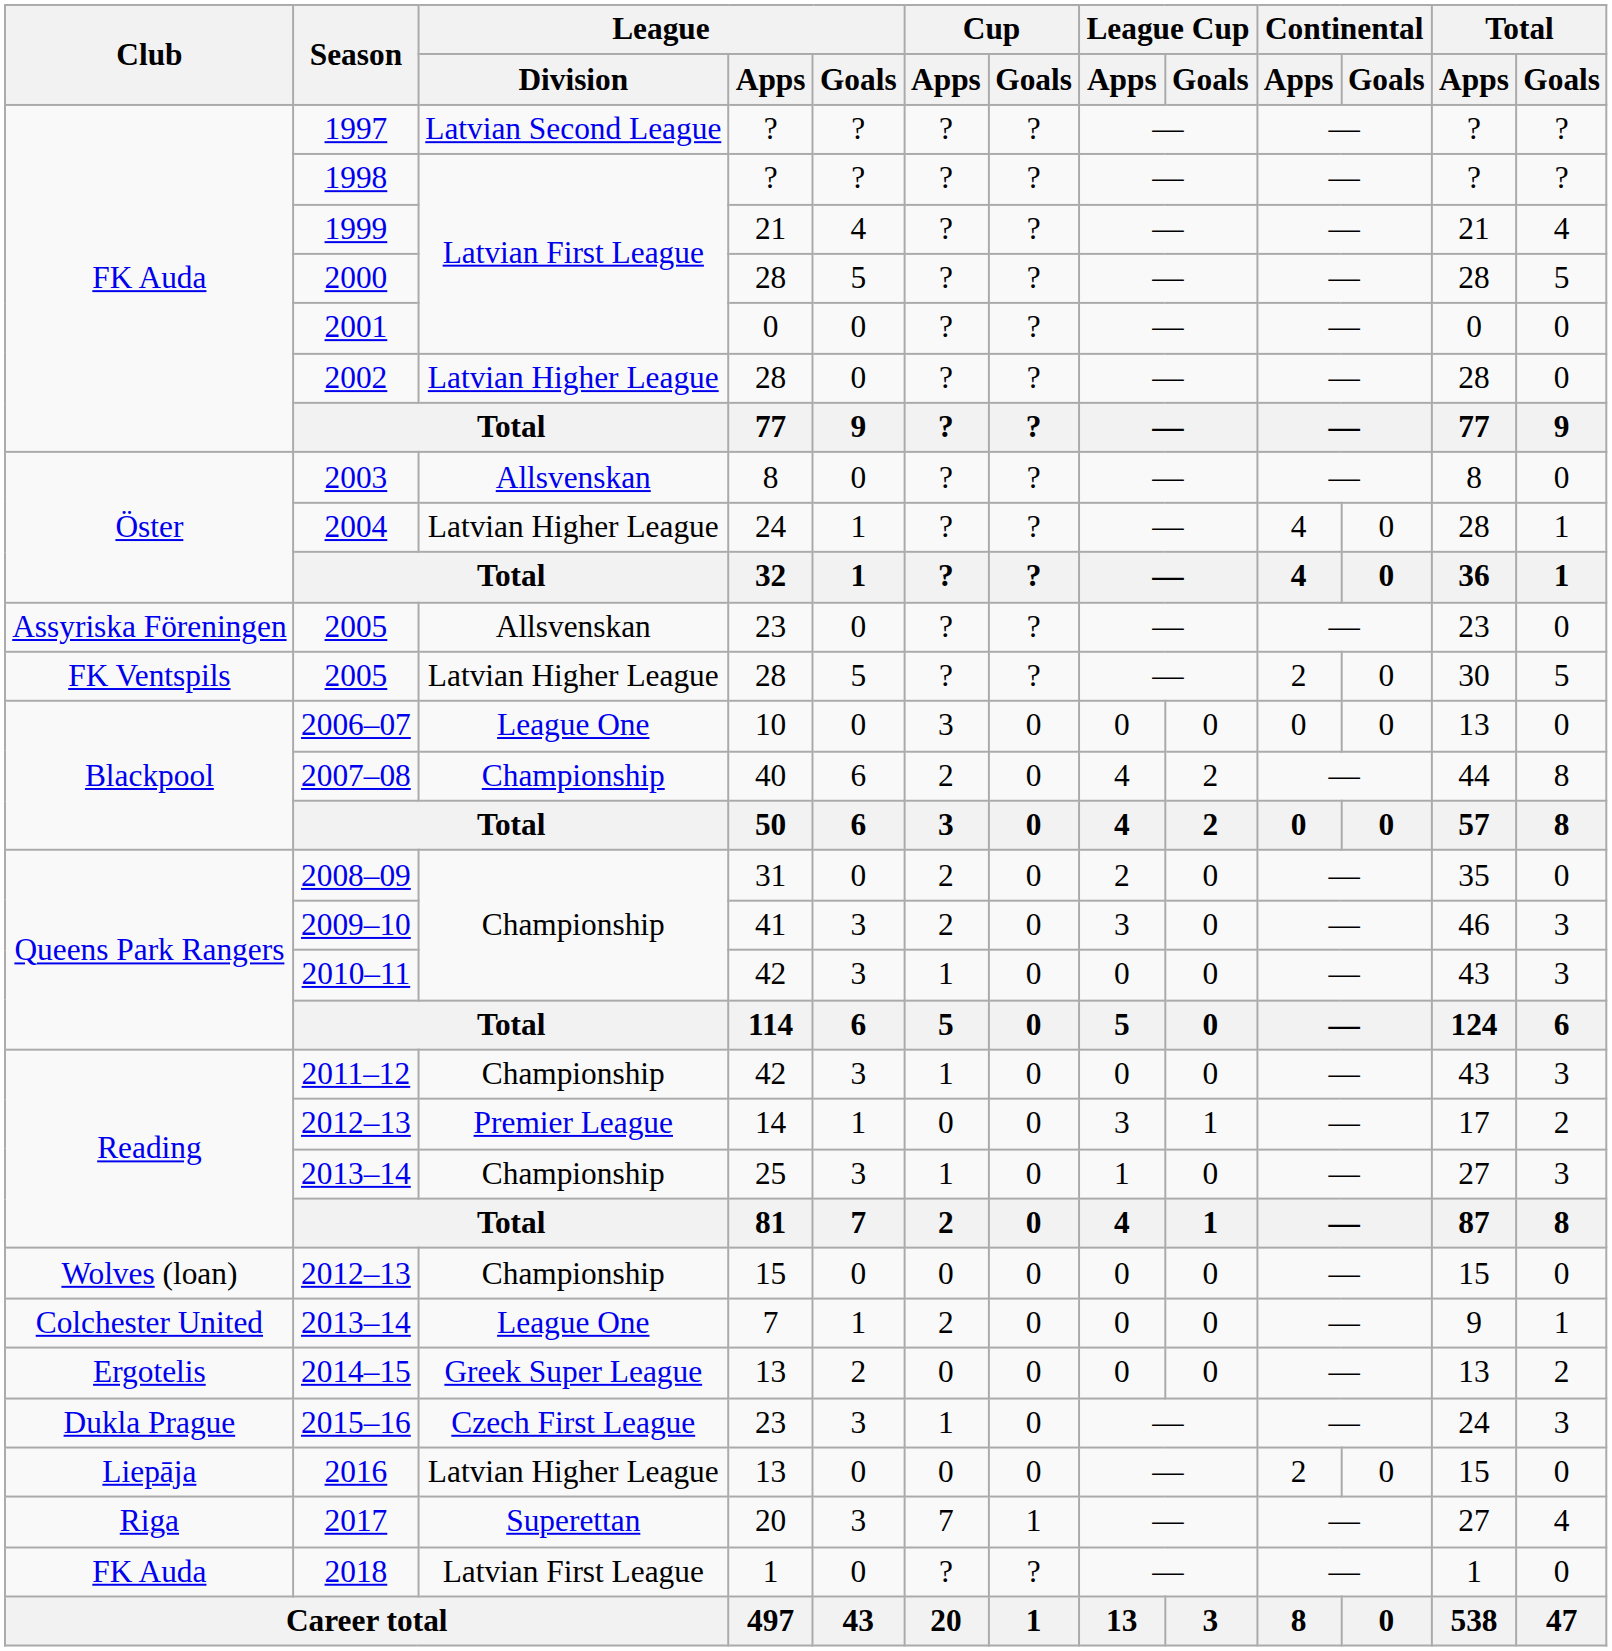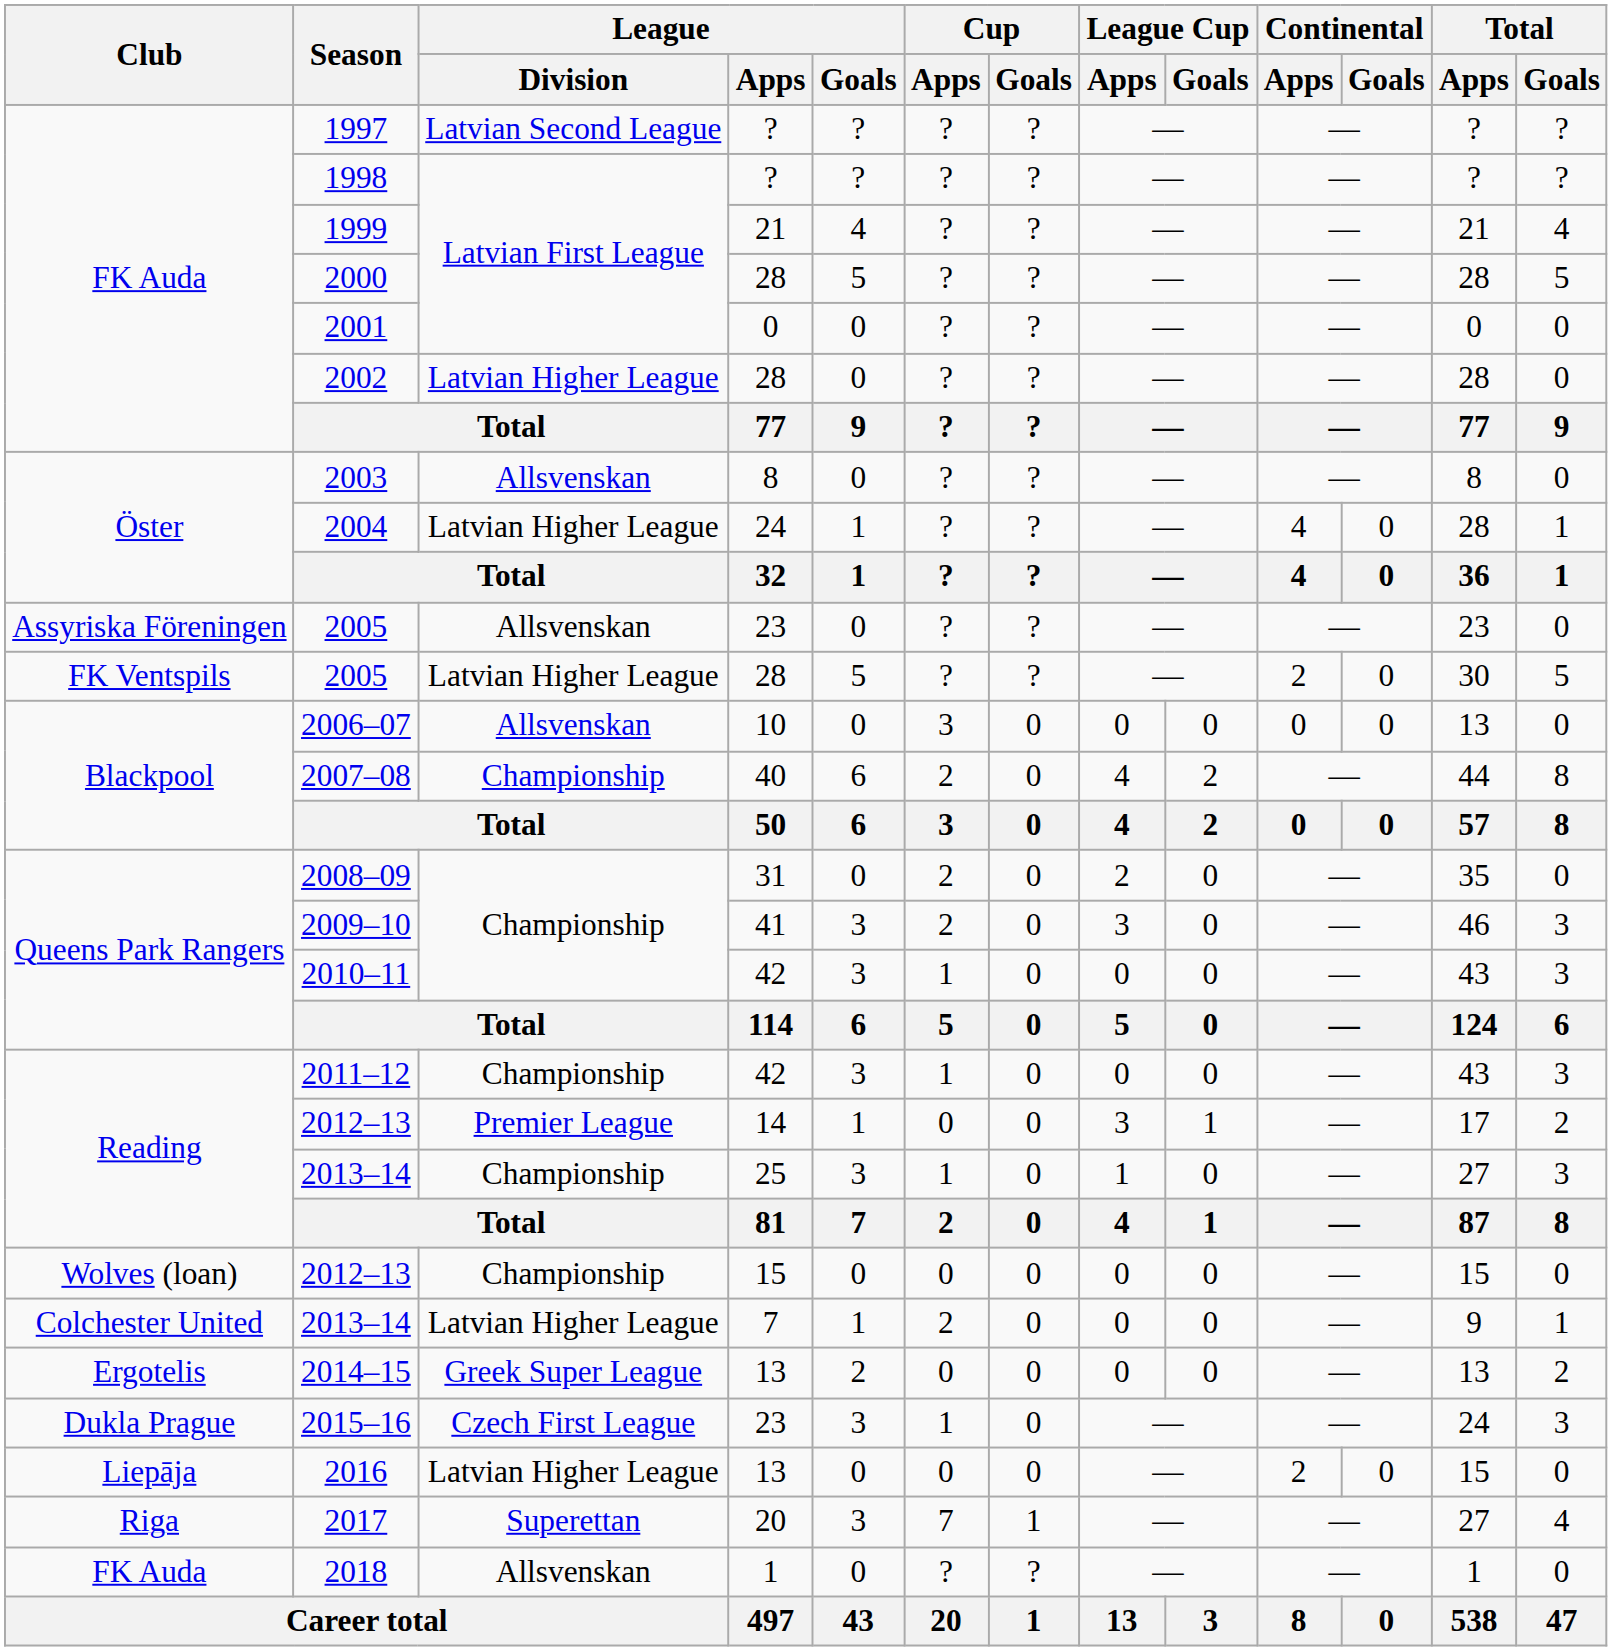(573, 725) League One -> (573, 725) Allsvenskan
(573, 1322) League One -> (573, 1322) Latvian Higher League
(573, 1571) Latvian First League -> (573, 1571) Allsvenskan
